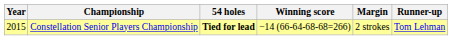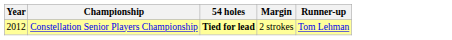- column: (305, 12)
(16, 27) 2015 -> (16, 27) 2012
